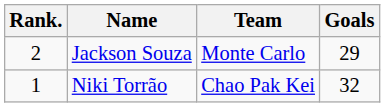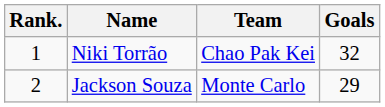rows swapped: (119, 85) <-> (132, 53)
